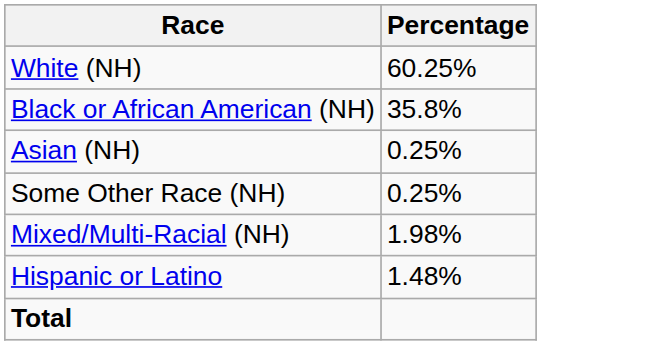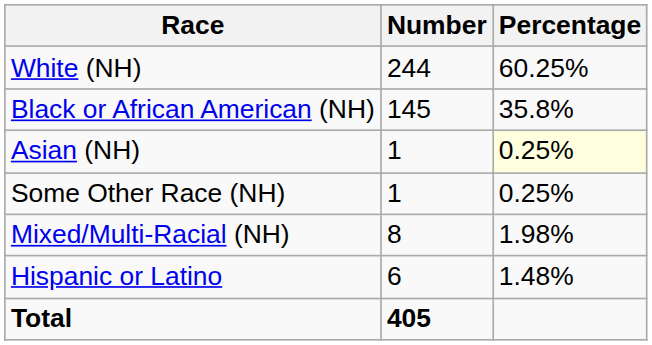+ column: (437, 25)
(424, 151) no background -> (536, 151) lightyellow background
